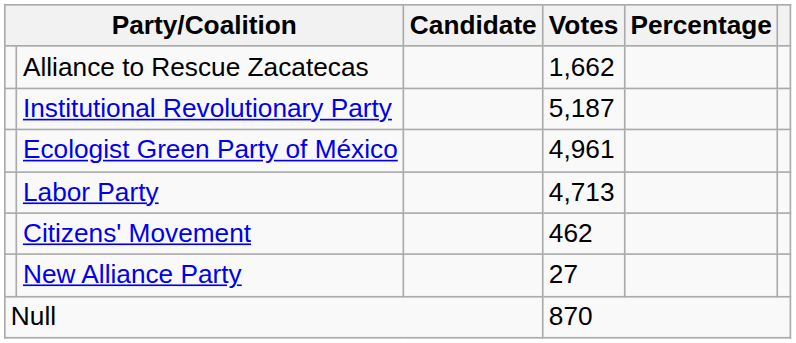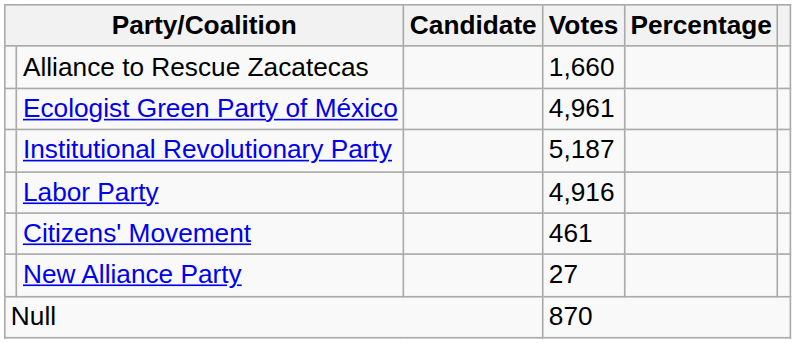(582, 66) 1,662 -> (582, 66) 1,660
rows swapped: (207, 108) <-> (210, 150)
(582, 191) 4,713 -> (582, 191) 4,916
(571, 233) 462 -> (571, 233) 461
